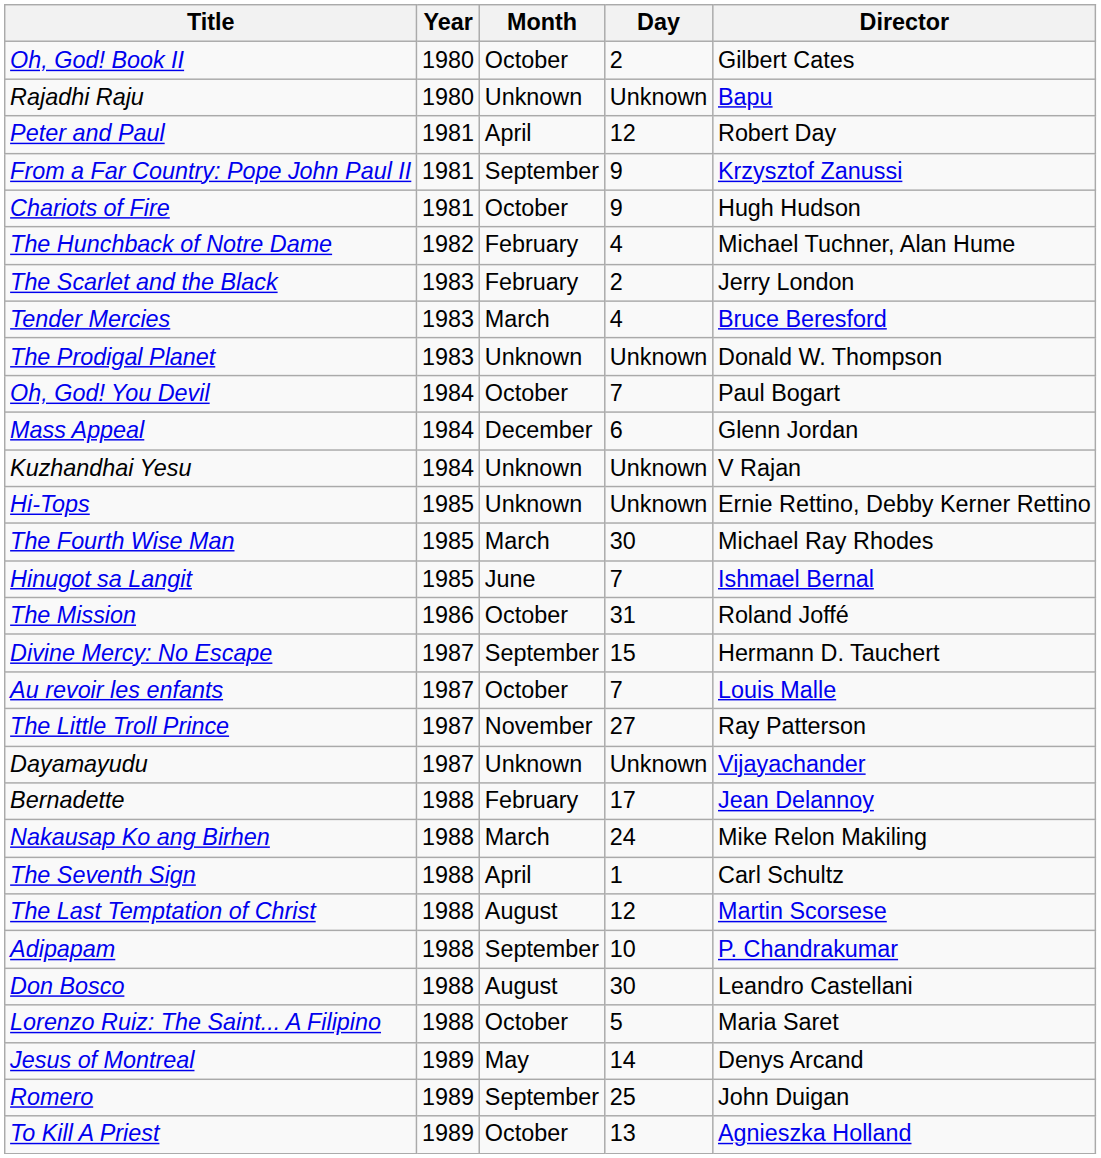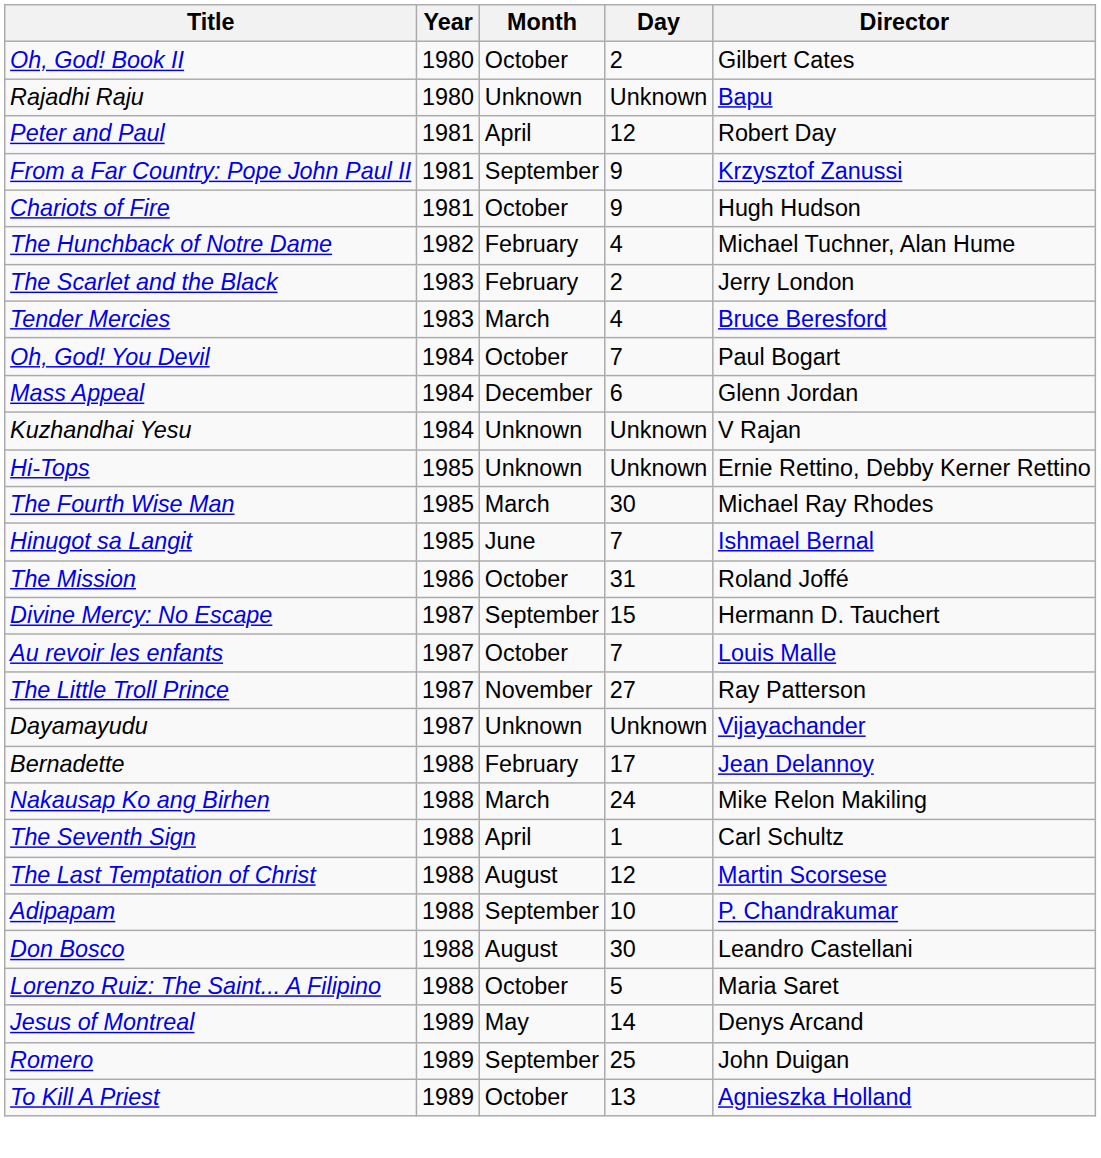- row: (113, 356)
